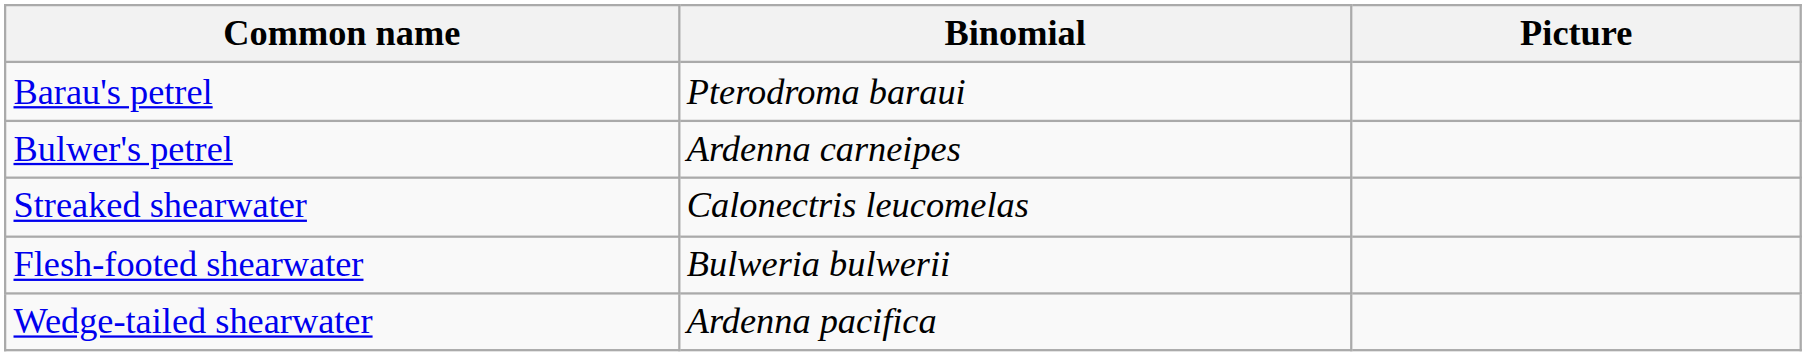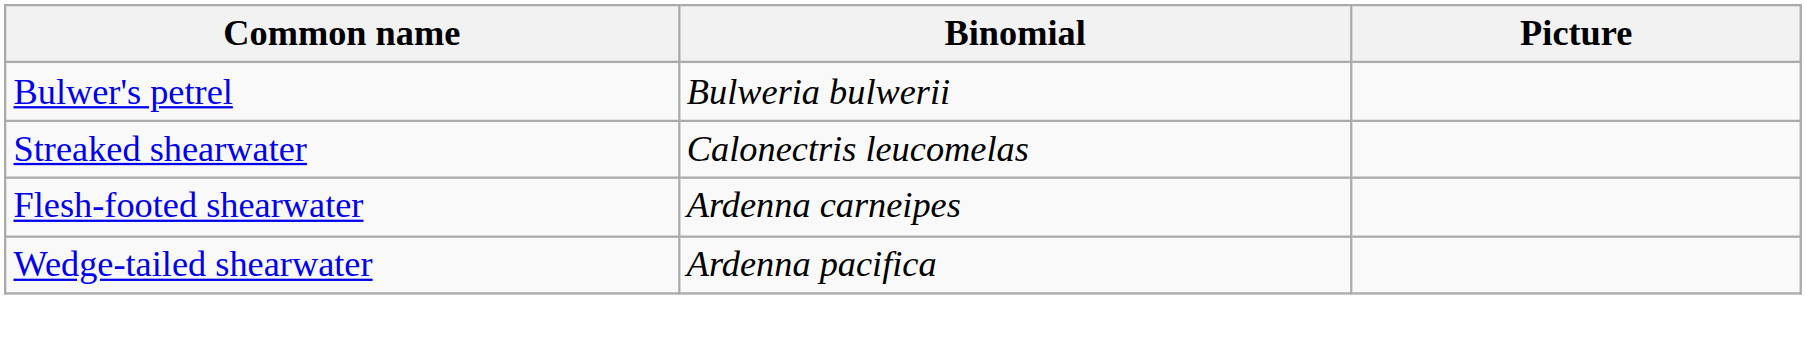- row: (113, 90)
(824, 148) Ardenna carneipes -> (819, 90) Bulweria bulwerii
(819, 263) Bulweria bulwerii -> (824, 206) Ardenna carneipes
